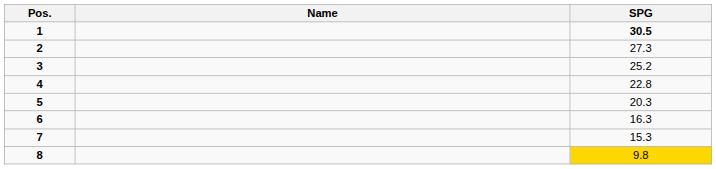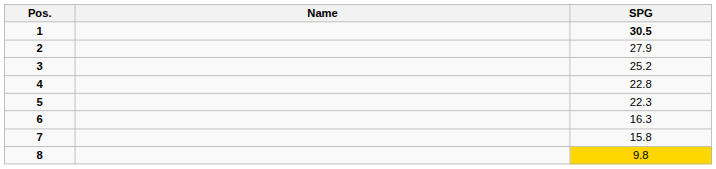(641, 48) 27.3 -> (641, 48) 27.9
(641, 102) 20.3 -> (641, 102) 22.3
(641, 137) 15.3 -> (641, 137) 15.8
